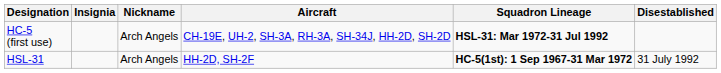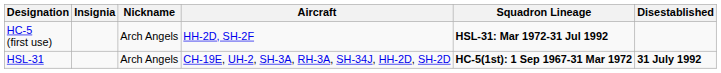(317, 36) CH-19E, UH-2, SH-3A, RH-3A, SH-34J, HH-2D, SH-2D -> (219, 36) HH-2D, SH-2F
(219, 59) HH-2D, SH-2F -> (317, 59) CH-19E, UH-2, SH-3A, RH-3A, SH-34J, HH-2D, SH-2D
(668, 59) normal -> (669, 59) bold
